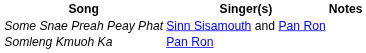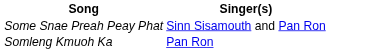- column: (346, 9)
